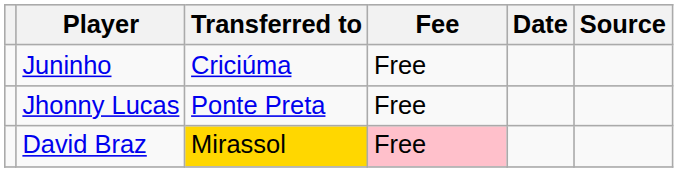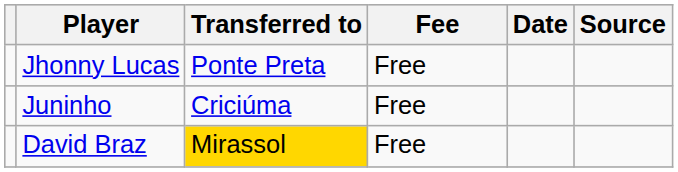rows swapped: (67, 65) <-> (101, 105)
(400, 145) pink background -> (400, 145) no background
